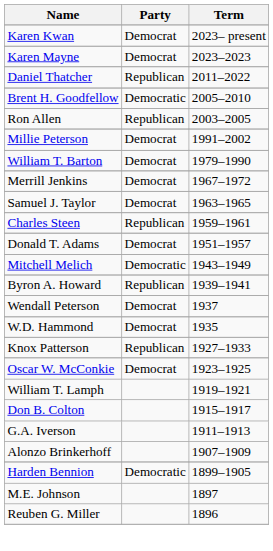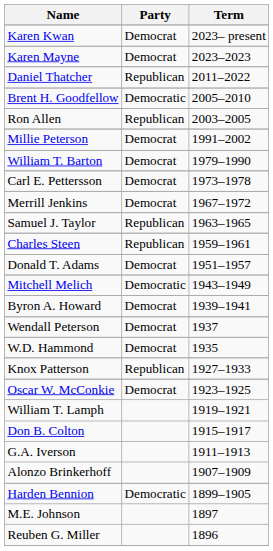+ row: (55, 181)
(150, 202) Democrat -> (154, 222) Republican
(154, 285) Republican -> (150, 306) Democrat
